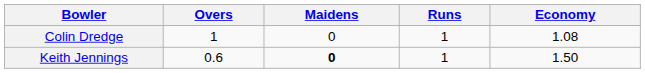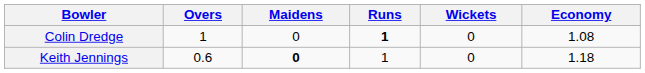+ column: (471, 15)
(445, 36) normal -> (385, 36) bold
(565, 57) 1.50 -> (581, 57) 1.18
